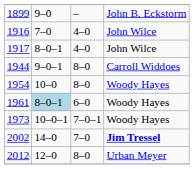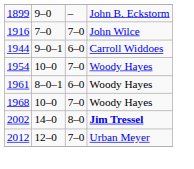(82, 31) 4–0 -> (76, 31) 7–0
- row: (18, 48)
(82, 66) 8–0 -> (76, 48) 6–0
(82, 84) 8–0 -> (76, 66) 7–0
(48, 102) lightblue background -> (48, 84) no background
+ row: (18, 102)
- row: (18, 119)
(82, 137) 7–0 -> (76, 119) 8–0
(82, 155) 8–0 -> (76, 137) 7–0
